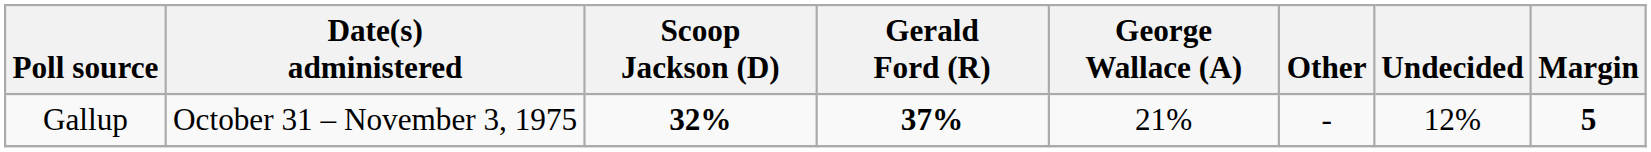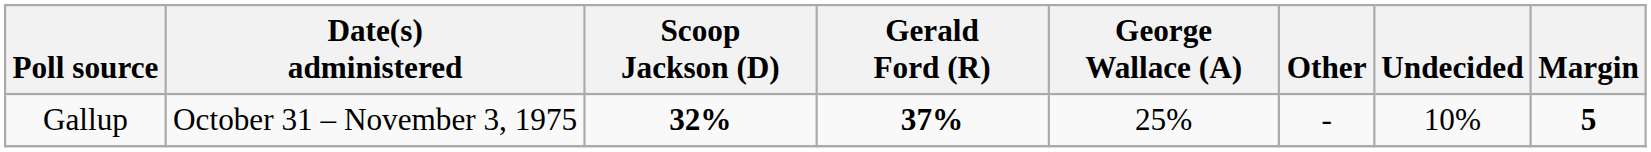(1164, 119) 21% -> (1164, 119) 25%
(1452, 119) 12% -> (1452, 119) 10%
